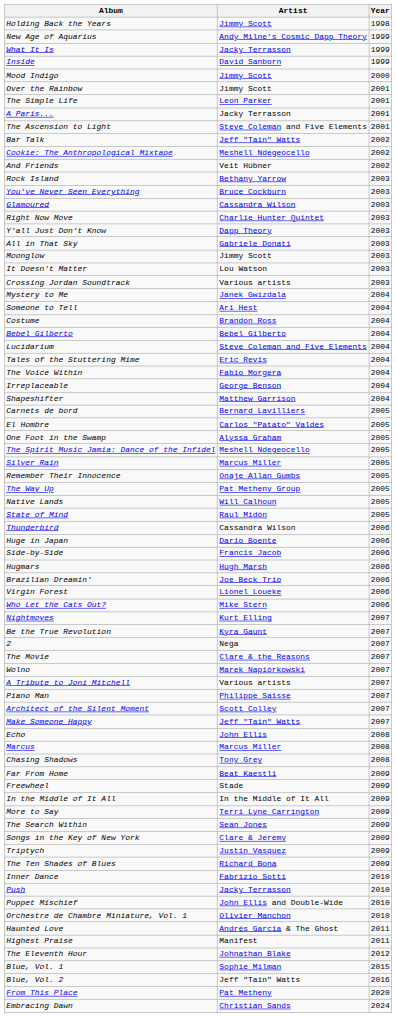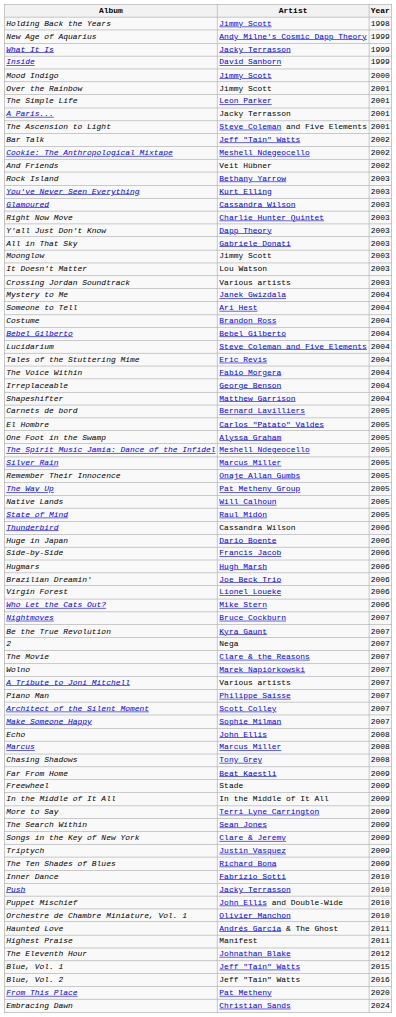(253, 192) Bruce Cockburn -> (246, 192) Kurt Elling
(246, 618) Kurt Elling -> (253, 618) Bruce Cockburn
(260, 722) Jeff "Tain" Watts -> (250, 722) Sophie Milman
(250, 967) Sophie Milman -> (260, 967) Jeff "Tain" Watts
